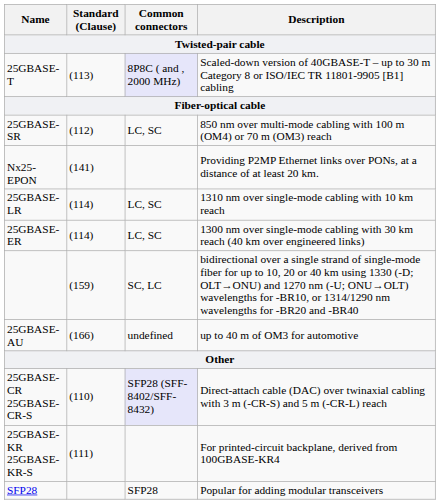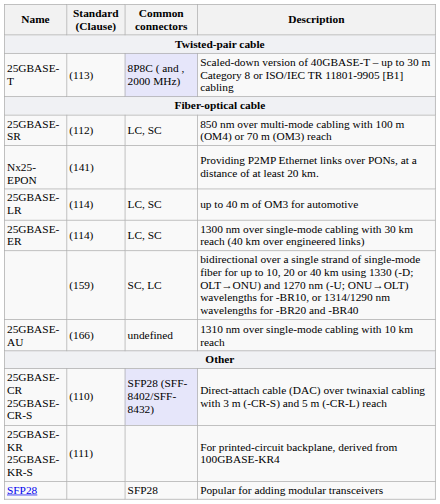(307, 204) 1310 nm over single-mode cabling with 10 km reach -> (279, 204) up to 40 m of OM3 for automotive
(279, 335) up to 40 m of OM3 for automotive -> (307, 335) 1310 nm over single-mode cabling with 10 km reach
